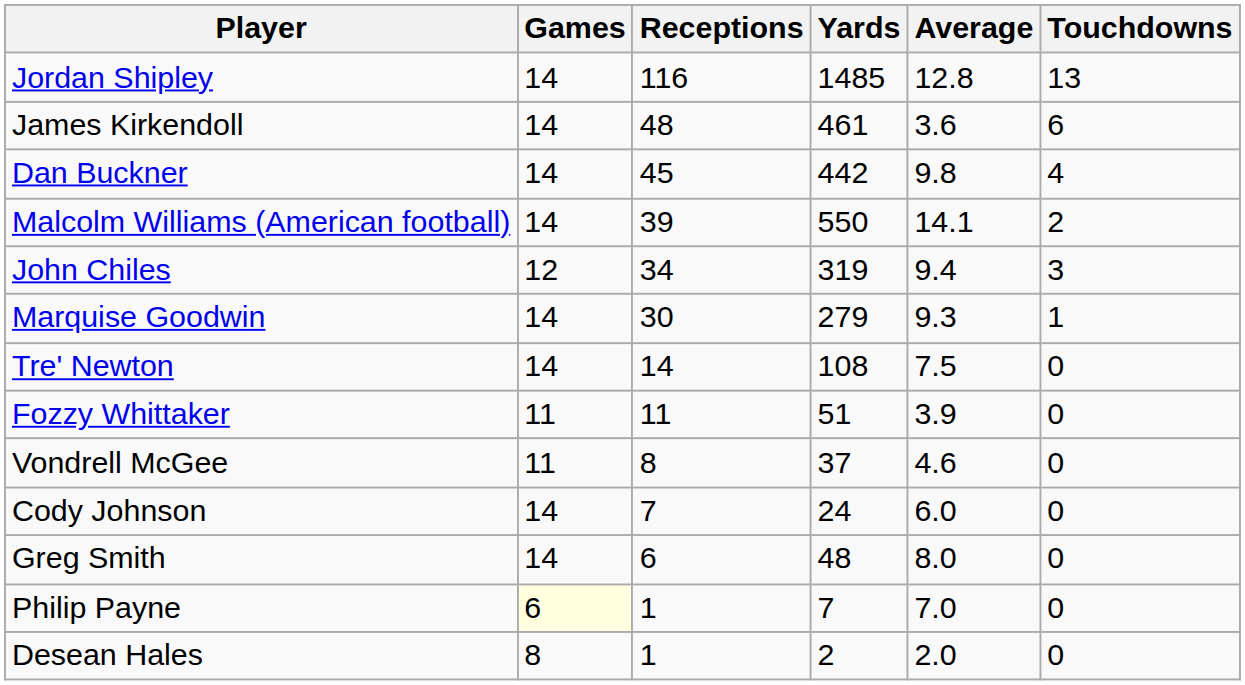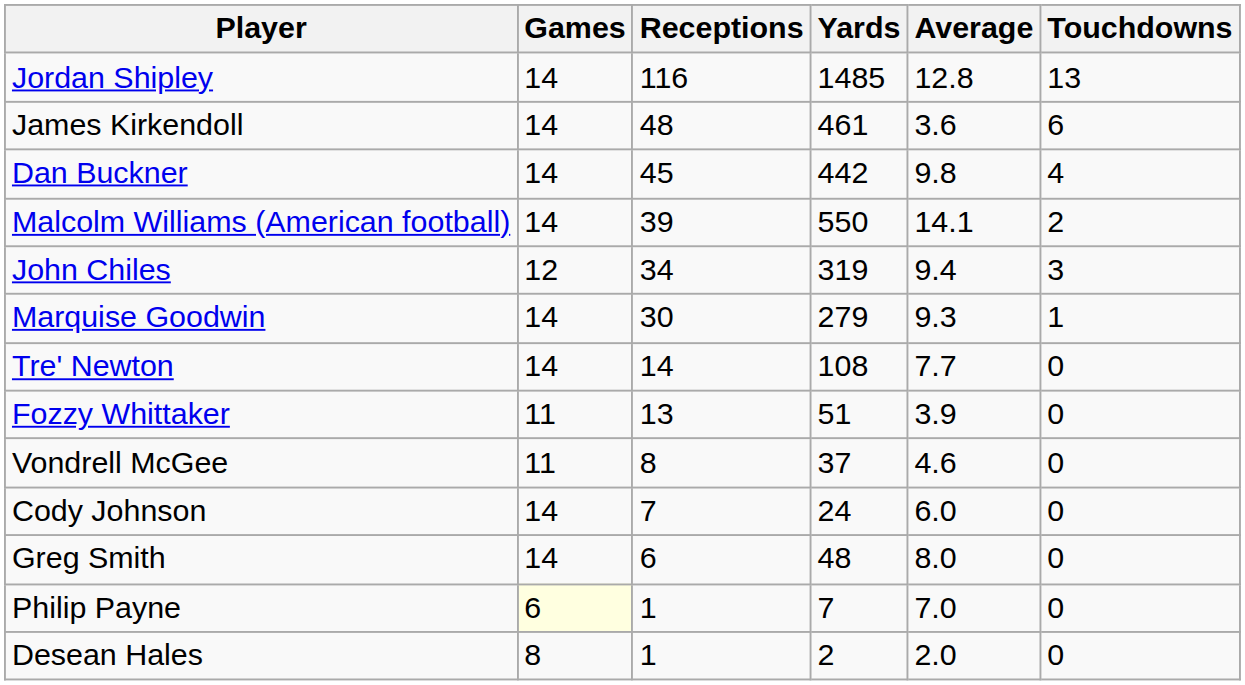(936, 366) 7.5 -> (936, 366) 7.7
(656, 414) 11 -> (657, 414) 13
